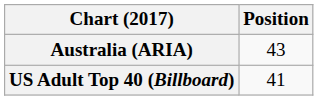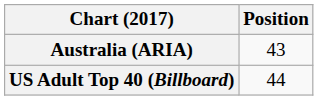(276, 79) 41 -> (276, 79) 44
